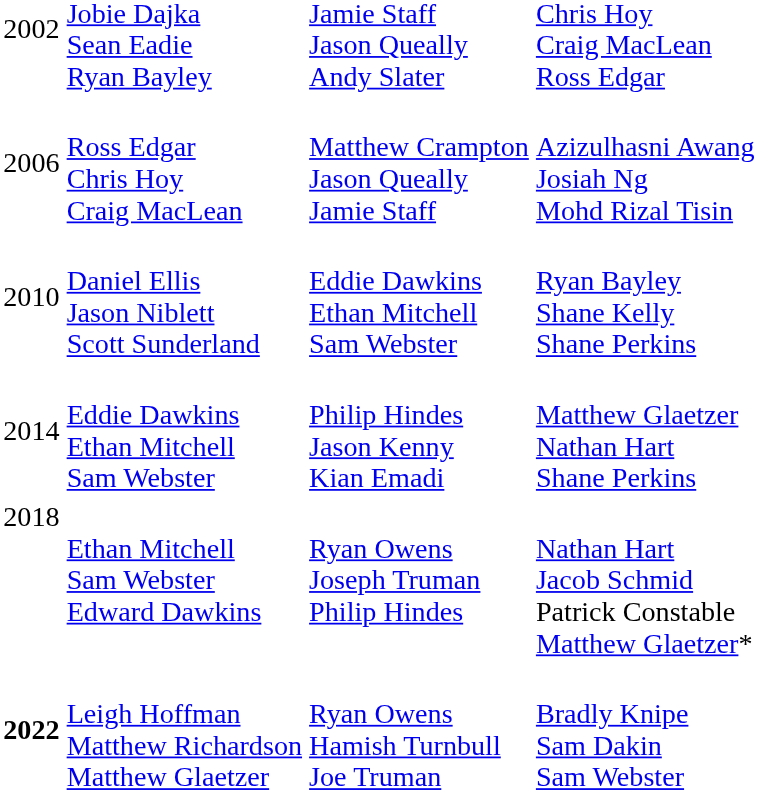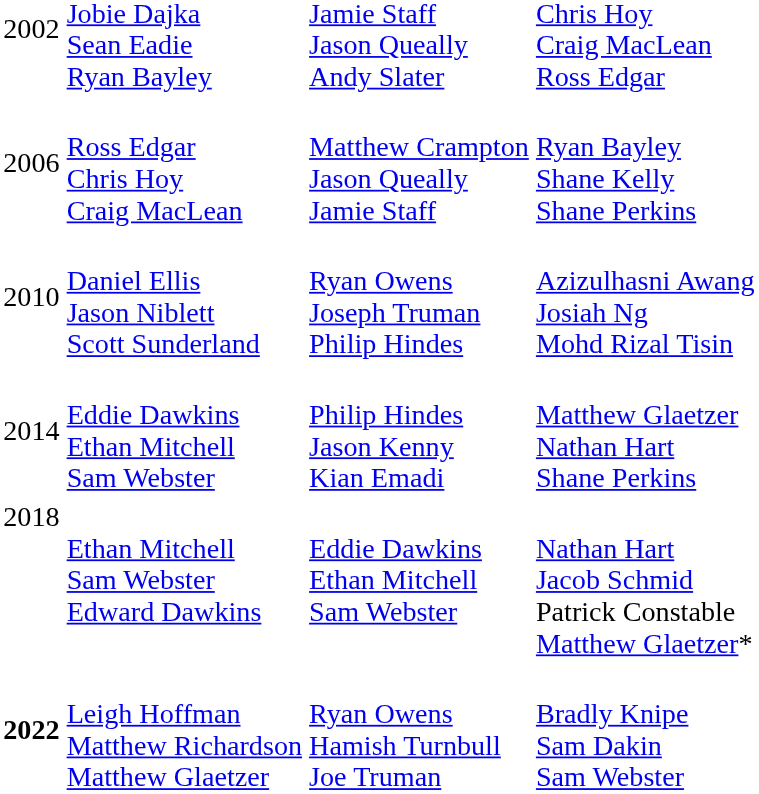(645, 178) Azizulhasni Awang Josiah Ng Mohd Rizal Tisin -> (616, 178) Ryan Bayley Shane Kelly Shane Perkins
(395, 312) Eddie Dawkins Ethan Mitchell Sam Webster -> (395, 312) Ryan Owens Joseph Truman Philip Hindes
(616, 312) Ryan Bayley Shane Kelly Shane Perkins -> (645, 312) Azizulhasni Awang Josiah Ng Mohd Rizal Tisin
(395, 580) Ryan Owens Joseph Truman Philip Hindes -> (395, 580) Eddie Dawkins Ethan Mitchell Sam Webster
